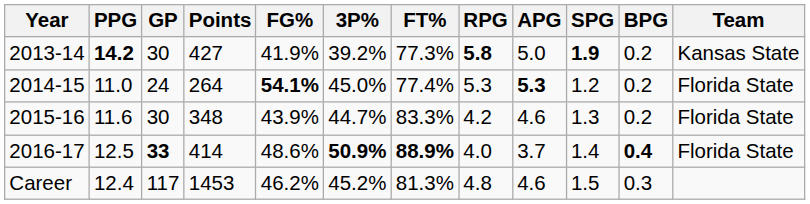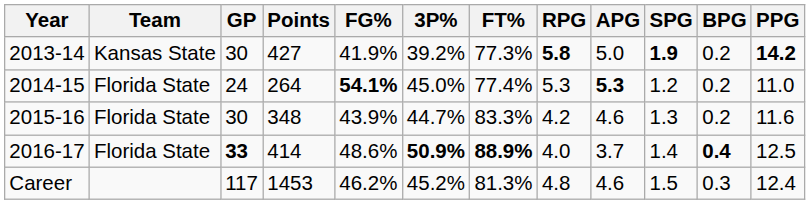columns swapped: (738, 20) <-> (116, 20)
